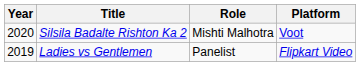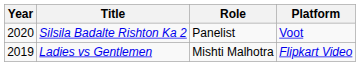(233, 33) Mishti Malhotra -> (214, 33) Panelist
(214, 52) Panelist -> (233, 52) Mishti Malhotra
